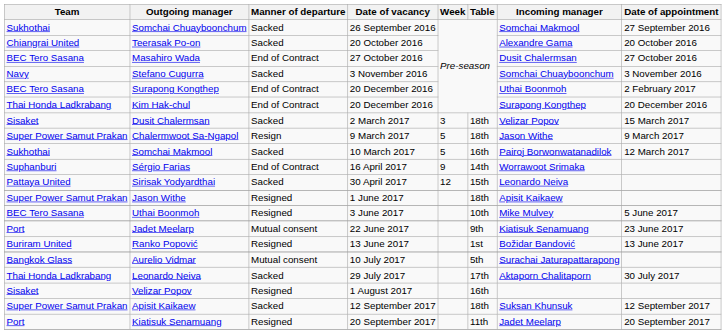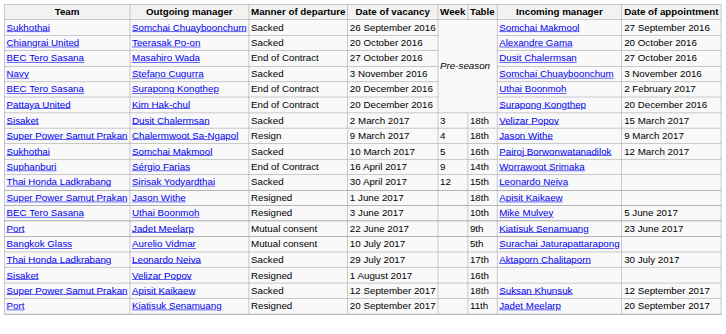(59, 105) Thai Honda Ladkrabang -> (39, 105) Pattaya United
(443, 136) 5 -> (443, 136) 4
(39, 182) Pattaya United -> (59, 182) Thai Honda Ladkrabang
- row: (165, 244)
